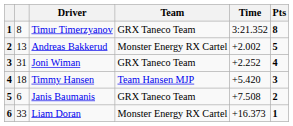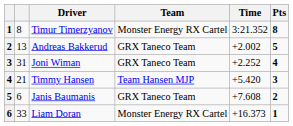(156, 29) GRX Taneco Team -> (172, 29) Monster Energy RX Cartel
(172, 46) Monster Energy RX Cartel -> (156, 46) GRX Taneco Team
(22, 80) 18 -> (22, 80) 21
(246, 97) +7.508 -> (246, 97) +7.608
